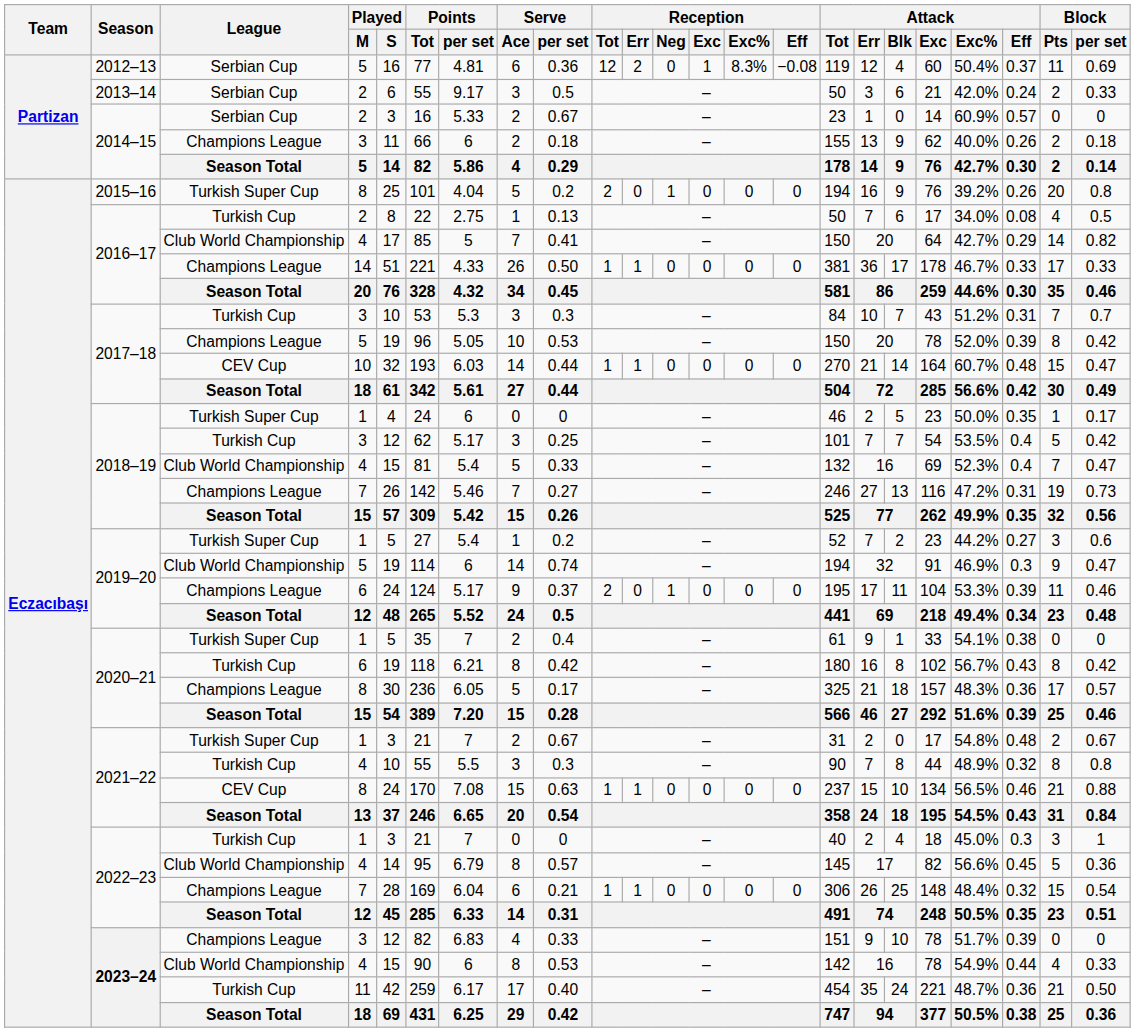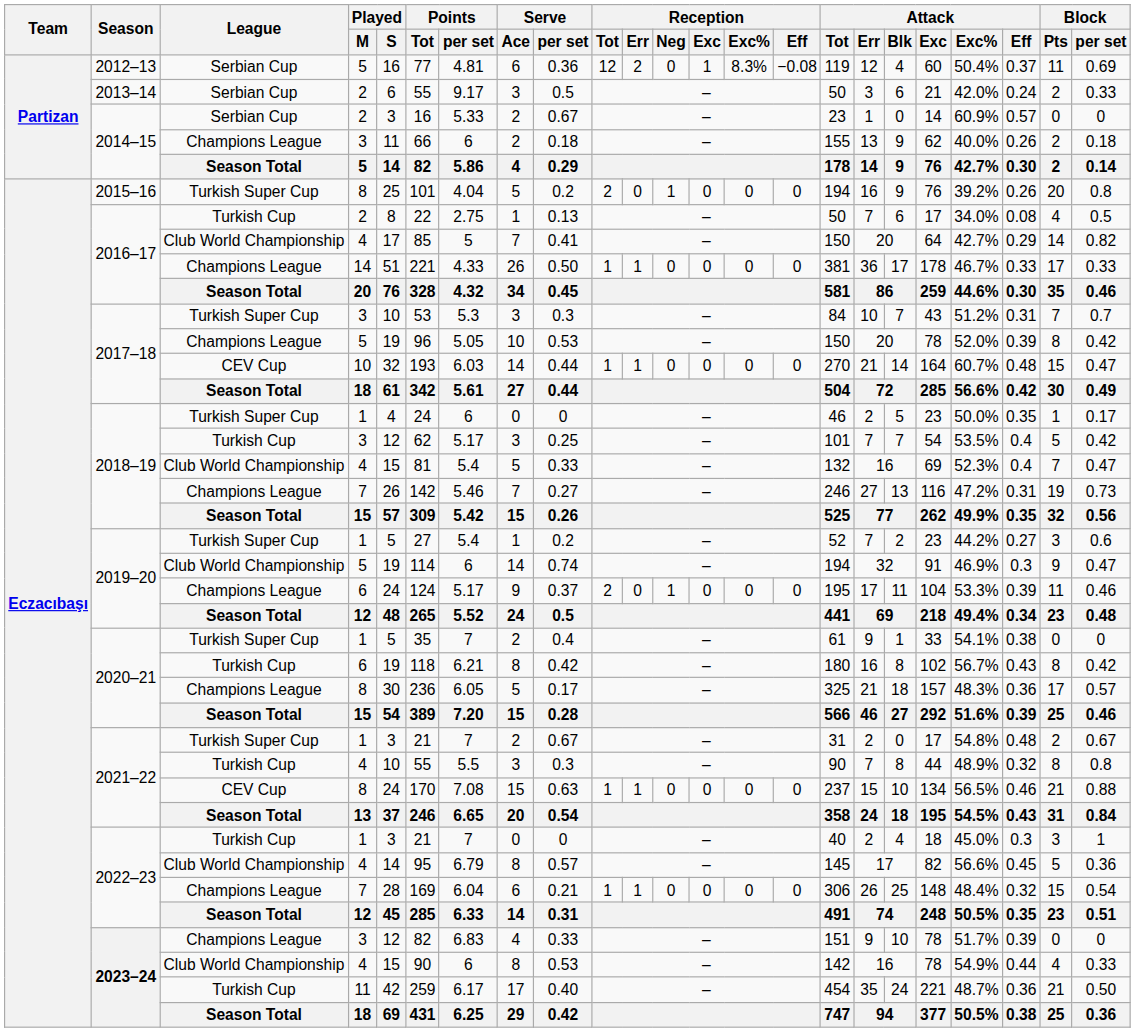(254, 317) Turkish Cup -> (254, 317) Turkish Super Cup
